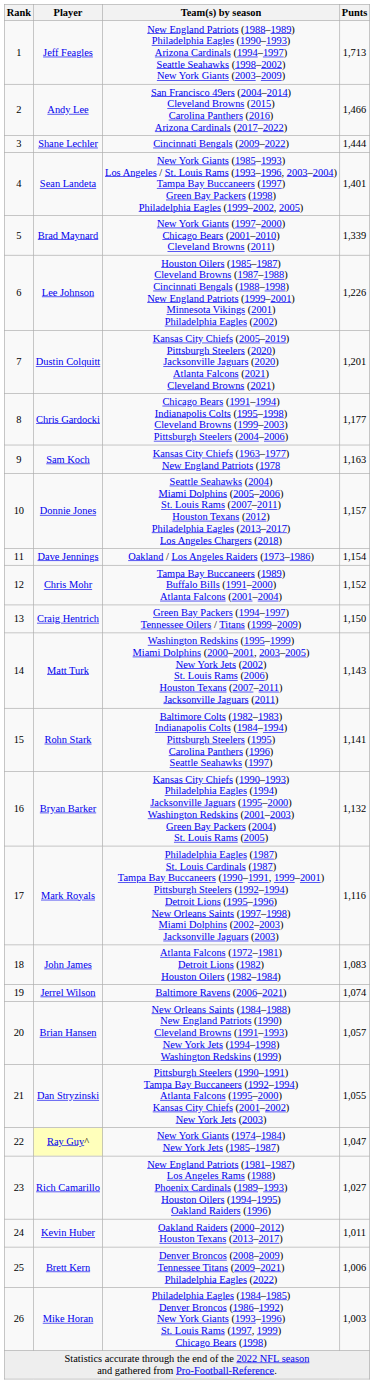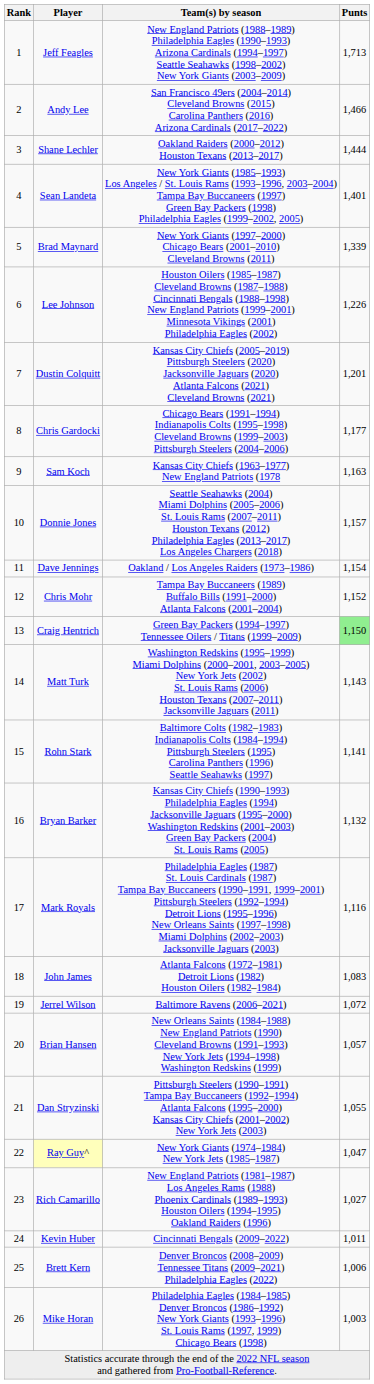(221, 144) Cincinnati Bengals (2009–2022) -> (221, 149) Oakland Raiders (2000–2012) Houston Texans (2013–2017)
(355, 619) no background -> (355, 630) lightgreen background
(355, 993) 1,074 -> (355, 1004) 1,072
(221, 1233) Oakland Raiders (2000–2012) Houston Texans (2013–2017) -> (221, 1239) Cincinnati Bengals (2009–2022)
